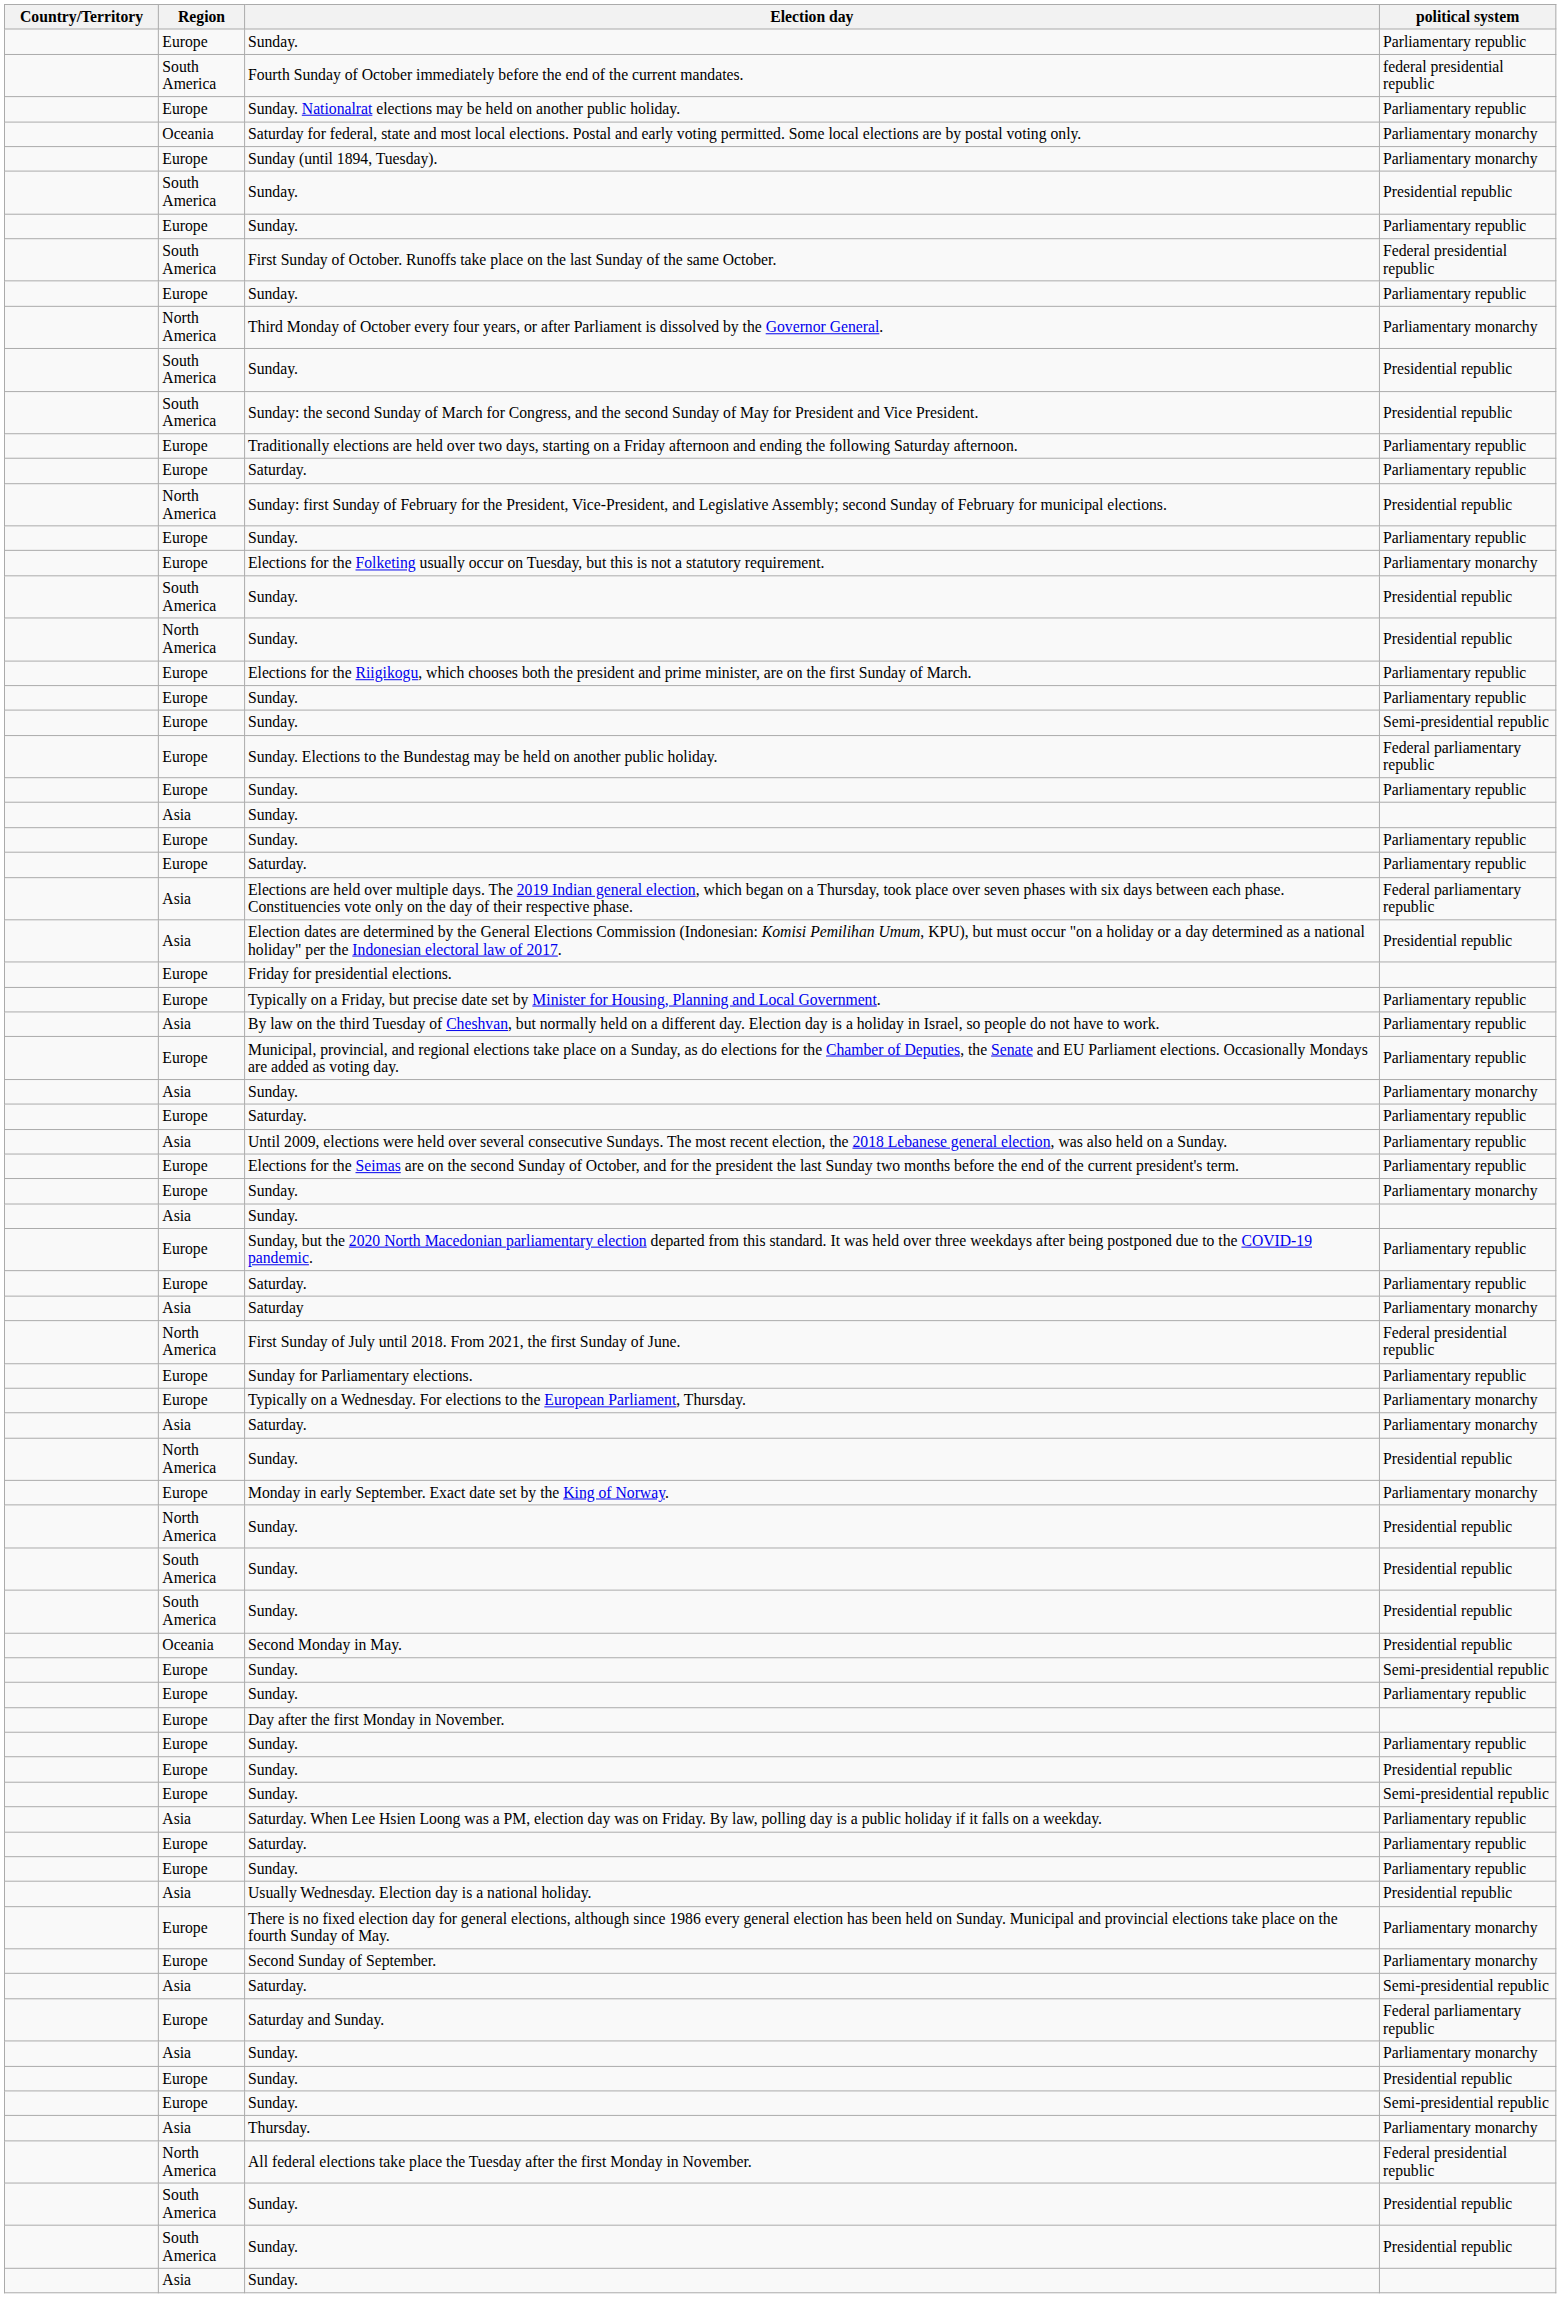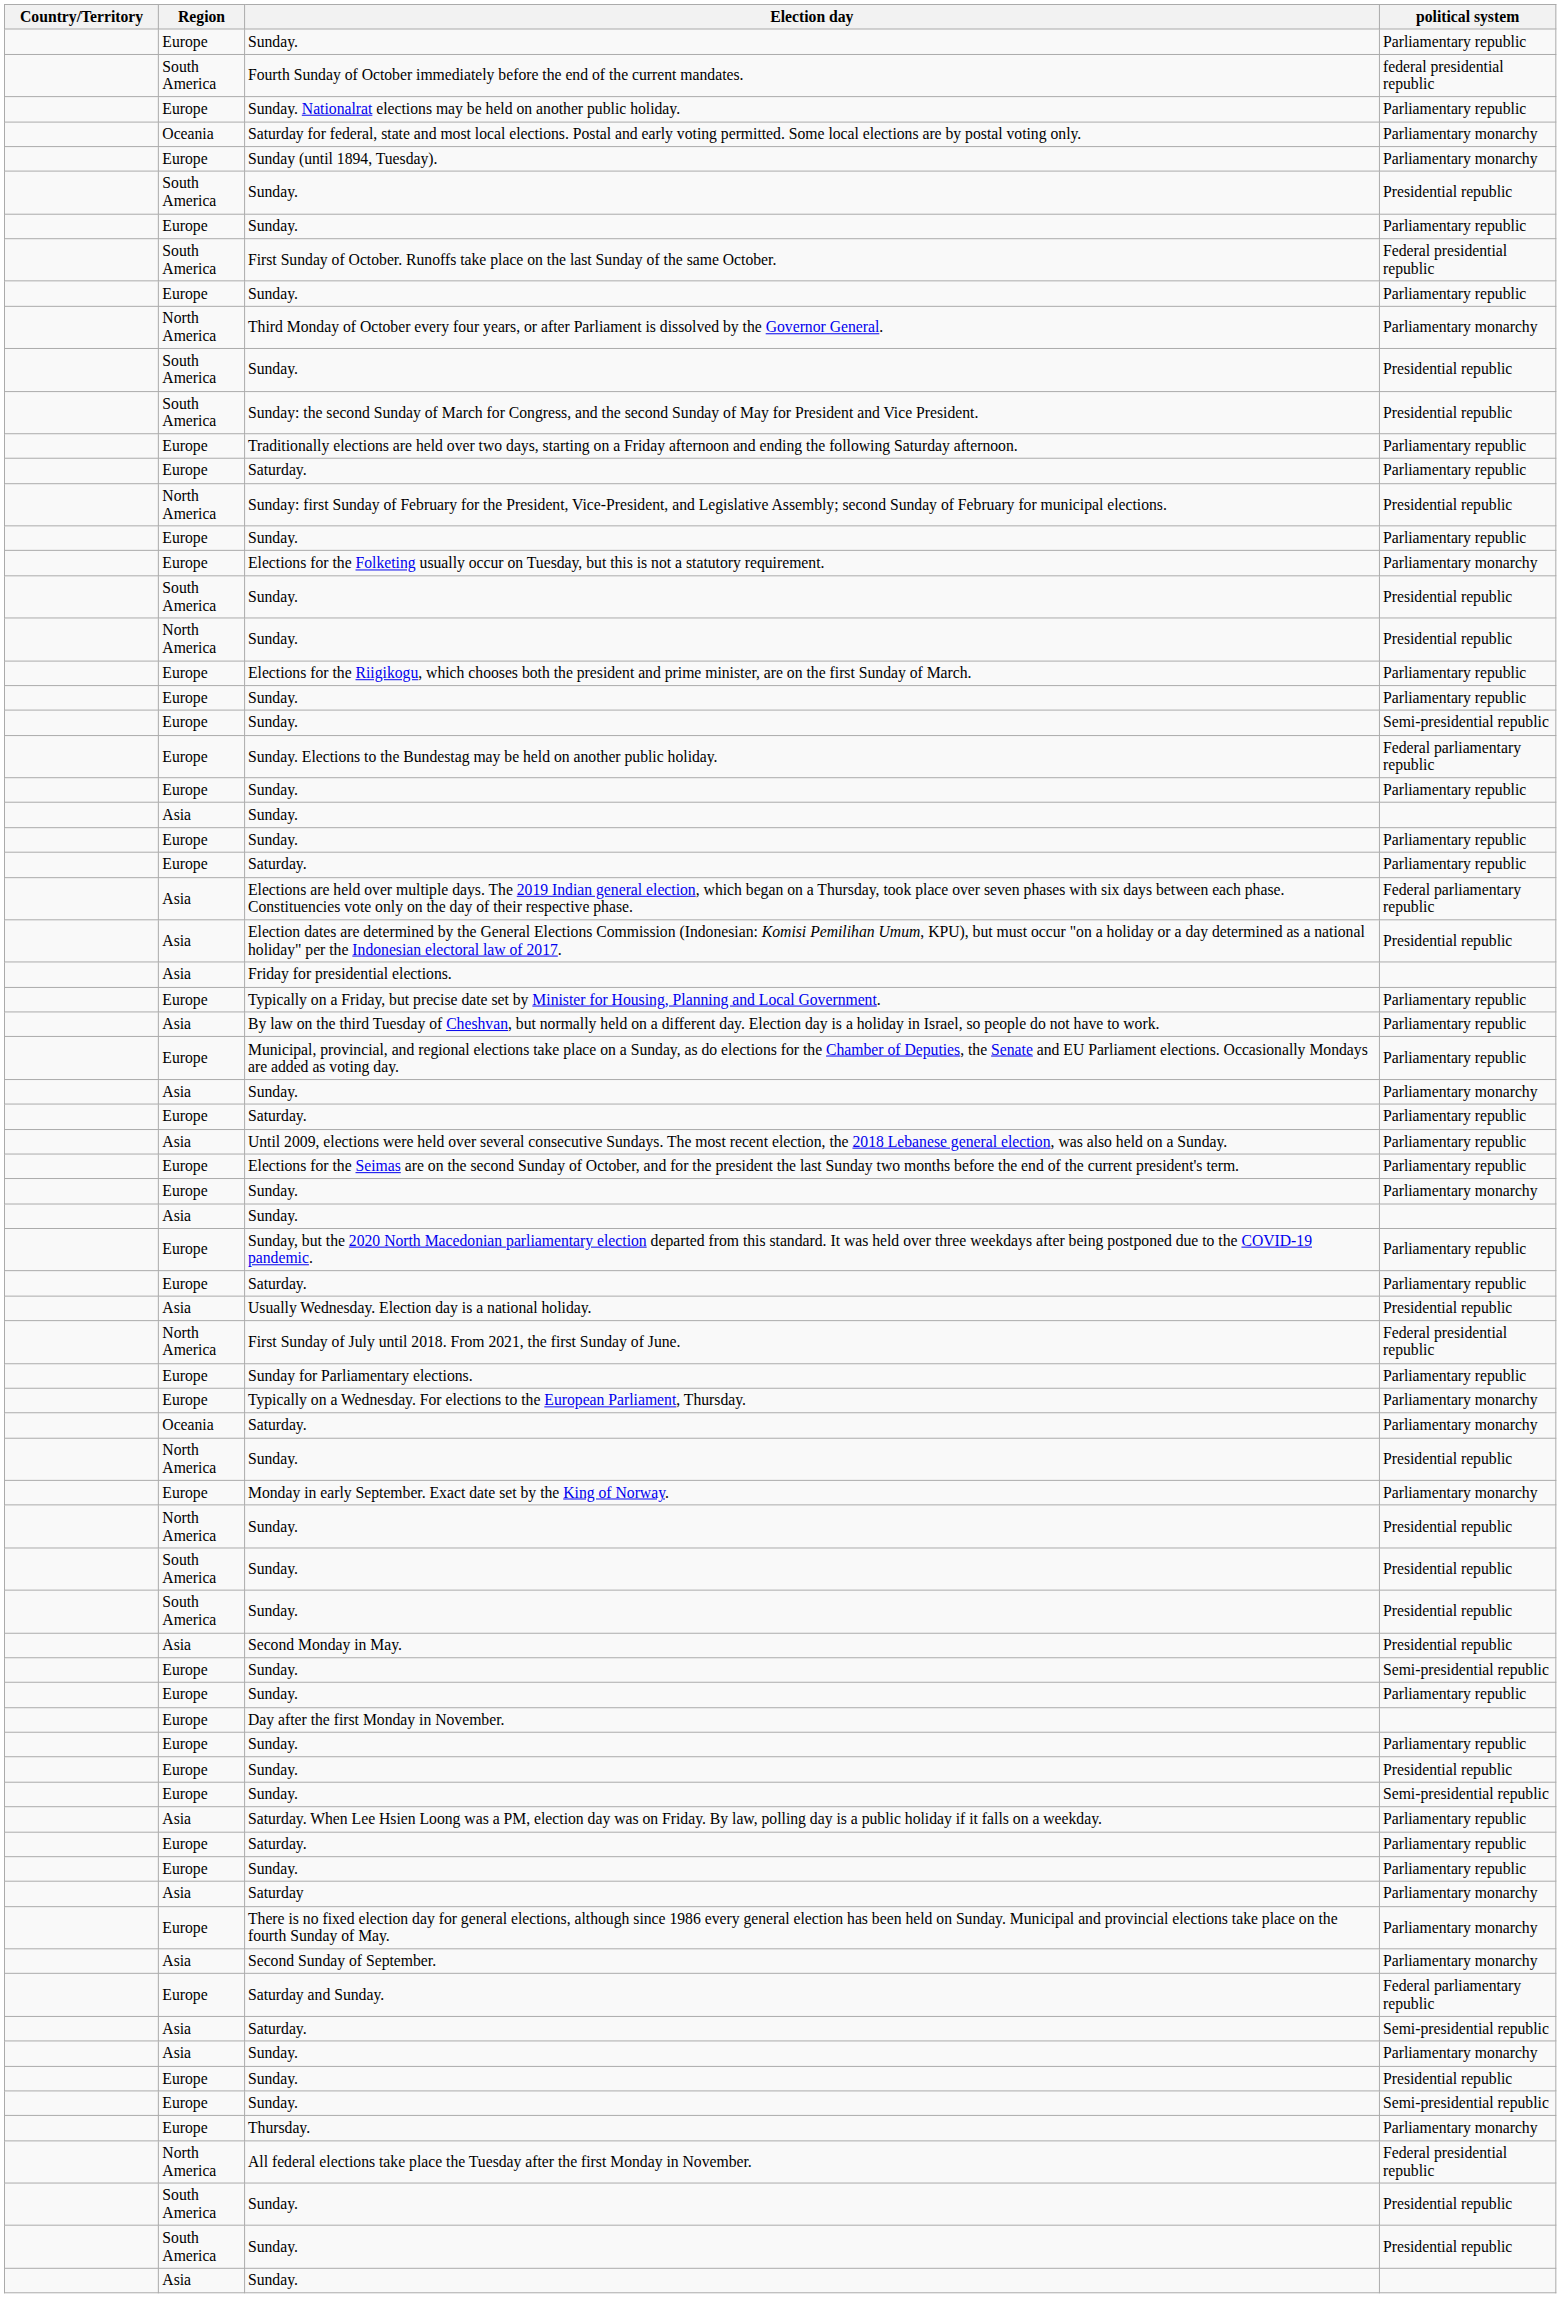(185, 974) Europe -> (177, 974) Asia
rows swapped: (276, 1308) <-> (420, 1893)
(177, 1425) Asia -> (188, 1425) Oceania
(188, 1645) Oceania -> (177, 1645) Asia
(185, 1961) Europe -> (177, 1961) Asia
rows swapped: (316, 2019) <-> (277, 1986)
(177, 2128) Asia -> (185, 2128) Europe
